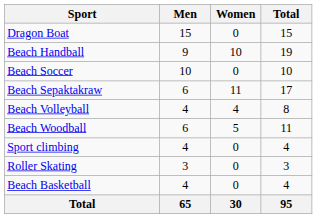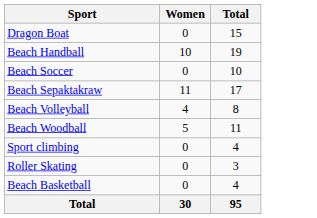- column: (185, 14)
